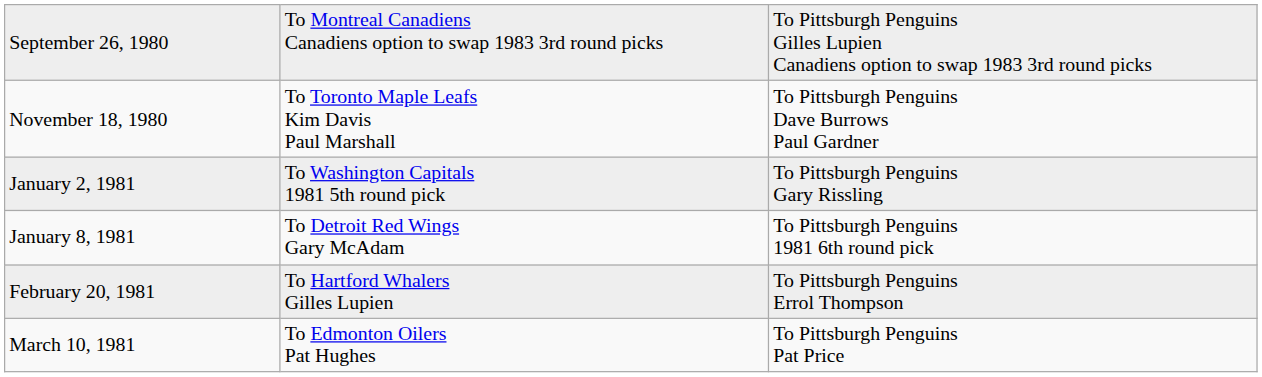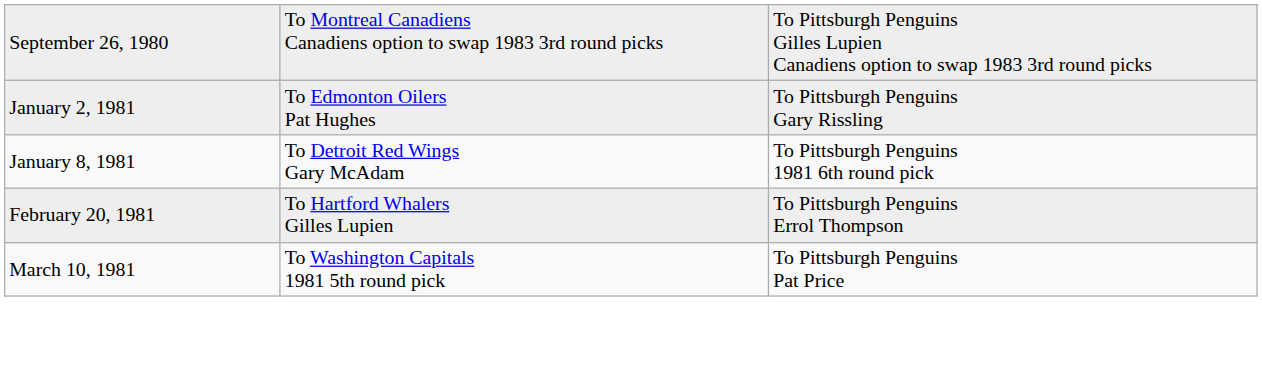- row: (88, 118)
(380, 183) To Washington Capitals 1981 5th round pick -> (366, 107) To Edmonton Oilers Pat Hughes
(366, 344) To Edmonton Oilers Pat Hughes -> (380, 268) To Washington Capitals 1981 5th round pick
